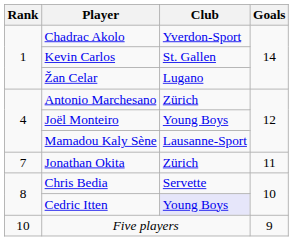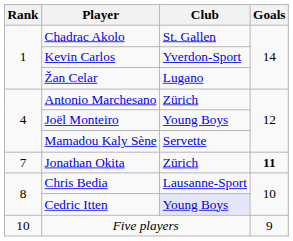(202, 36) Yverdon-Sport -> (189, 36) St. Gallen
(189, 57) St. Gallen -> (202, 57) Yverdon-Sport
(205, 141) Lausanne-Sport -> (185, 141) Servette
(269, 162) normal -> (269, 162) bold
(185, 183) Servette -> (205, 183) Lausanne-Sport
